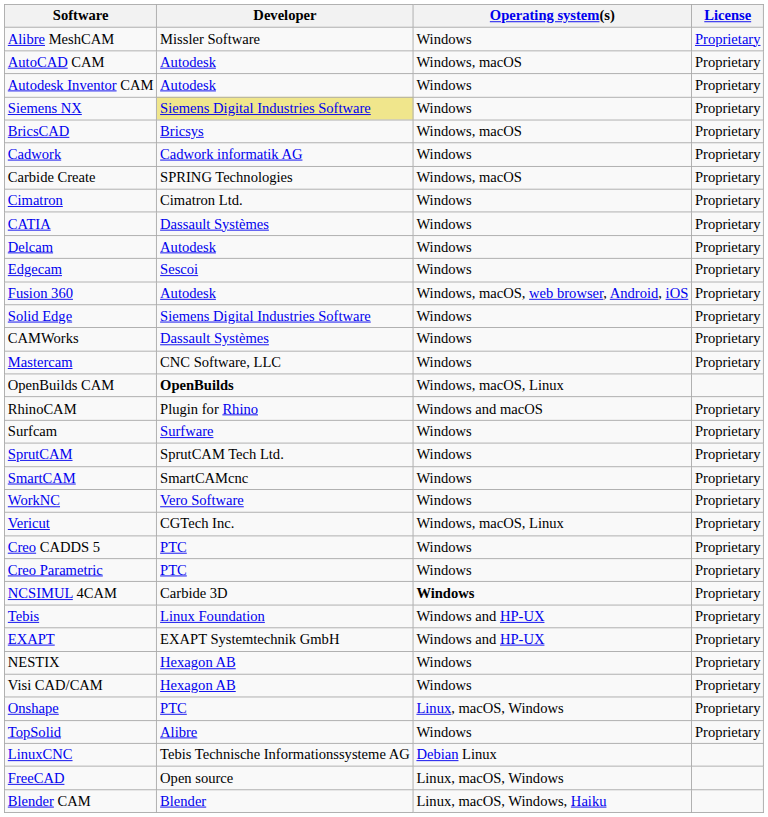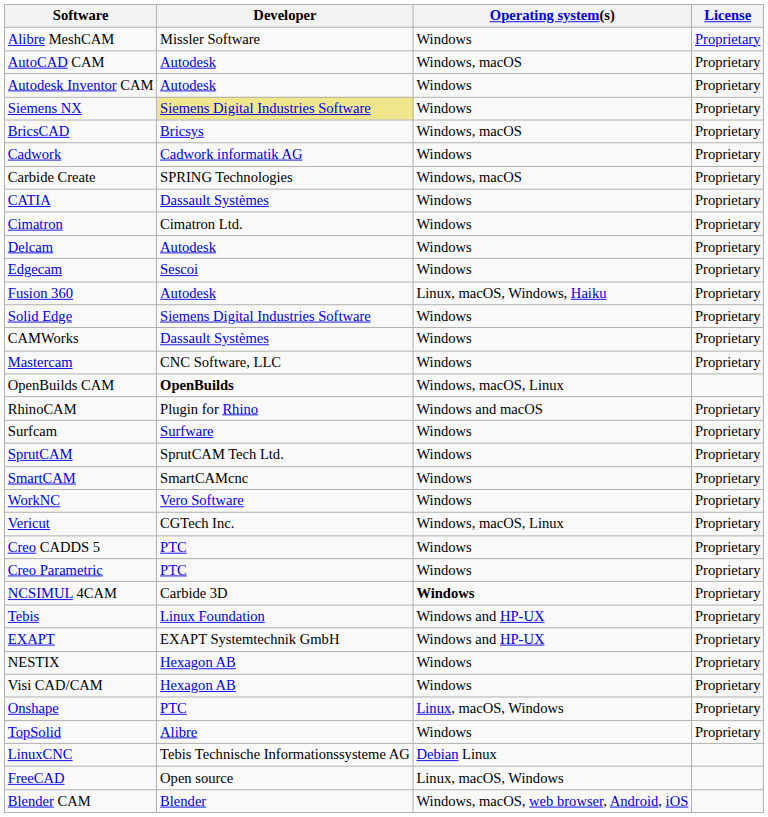rows swapped: (29, 223) <-> (35, 200)
(552, 293) Windows, macOS, web browser, Android, iOS -> (511, 293) Linux, macOS, Windows, Haiku
(511, 801) Linux, macOS, Windows, Haiku -> (552, 801) Windows, macOS, web browser, Android, iOS
